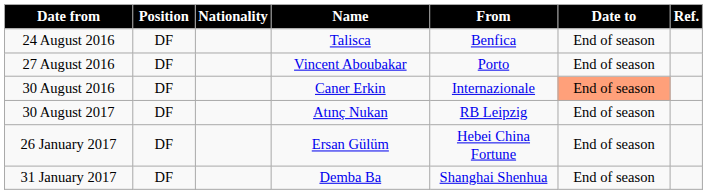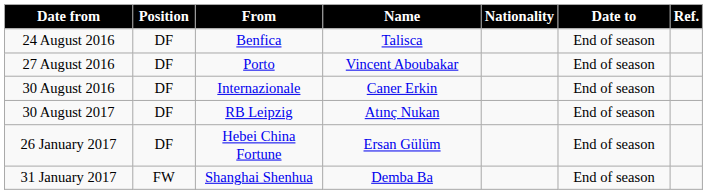columns swapped: (233, 16) <-> (493, 16)
(614, 88) lightsalmon background -> (614, 88) no background
(164, 177) DF -> (164, 177) FW
